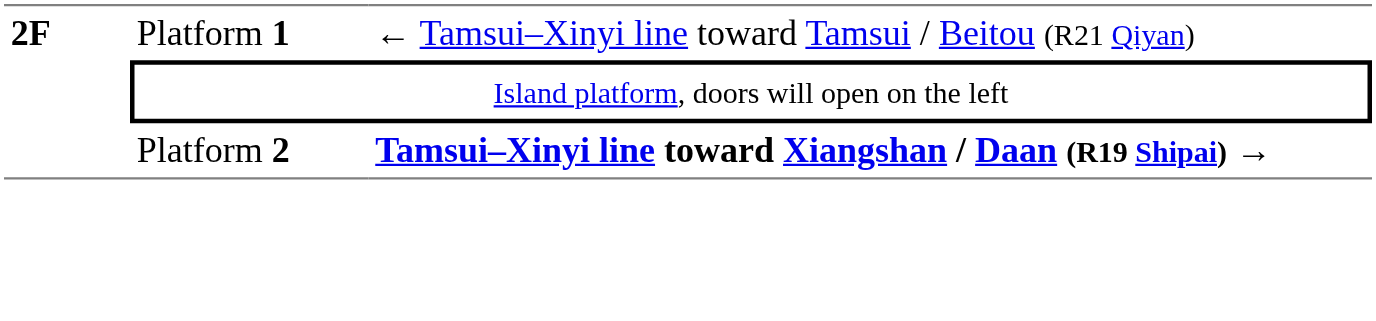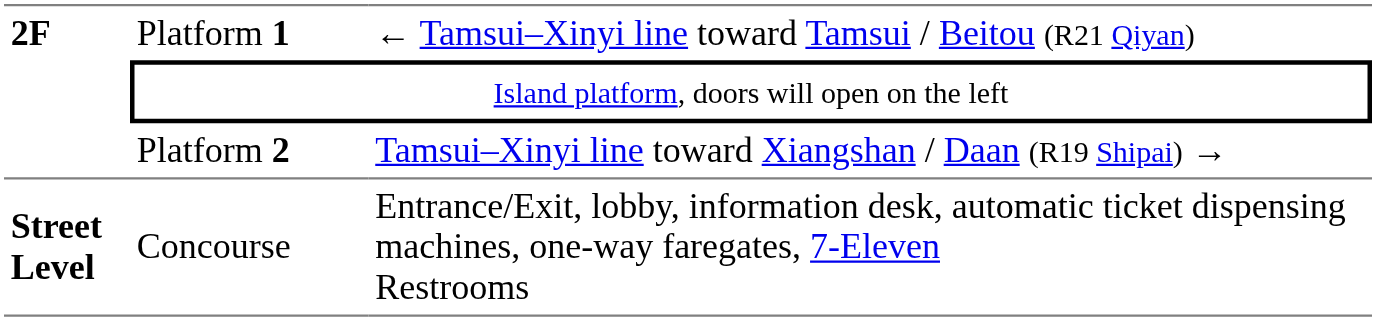(824, 149) bold -> (802, 149) normal
+ row: (214, 246)
